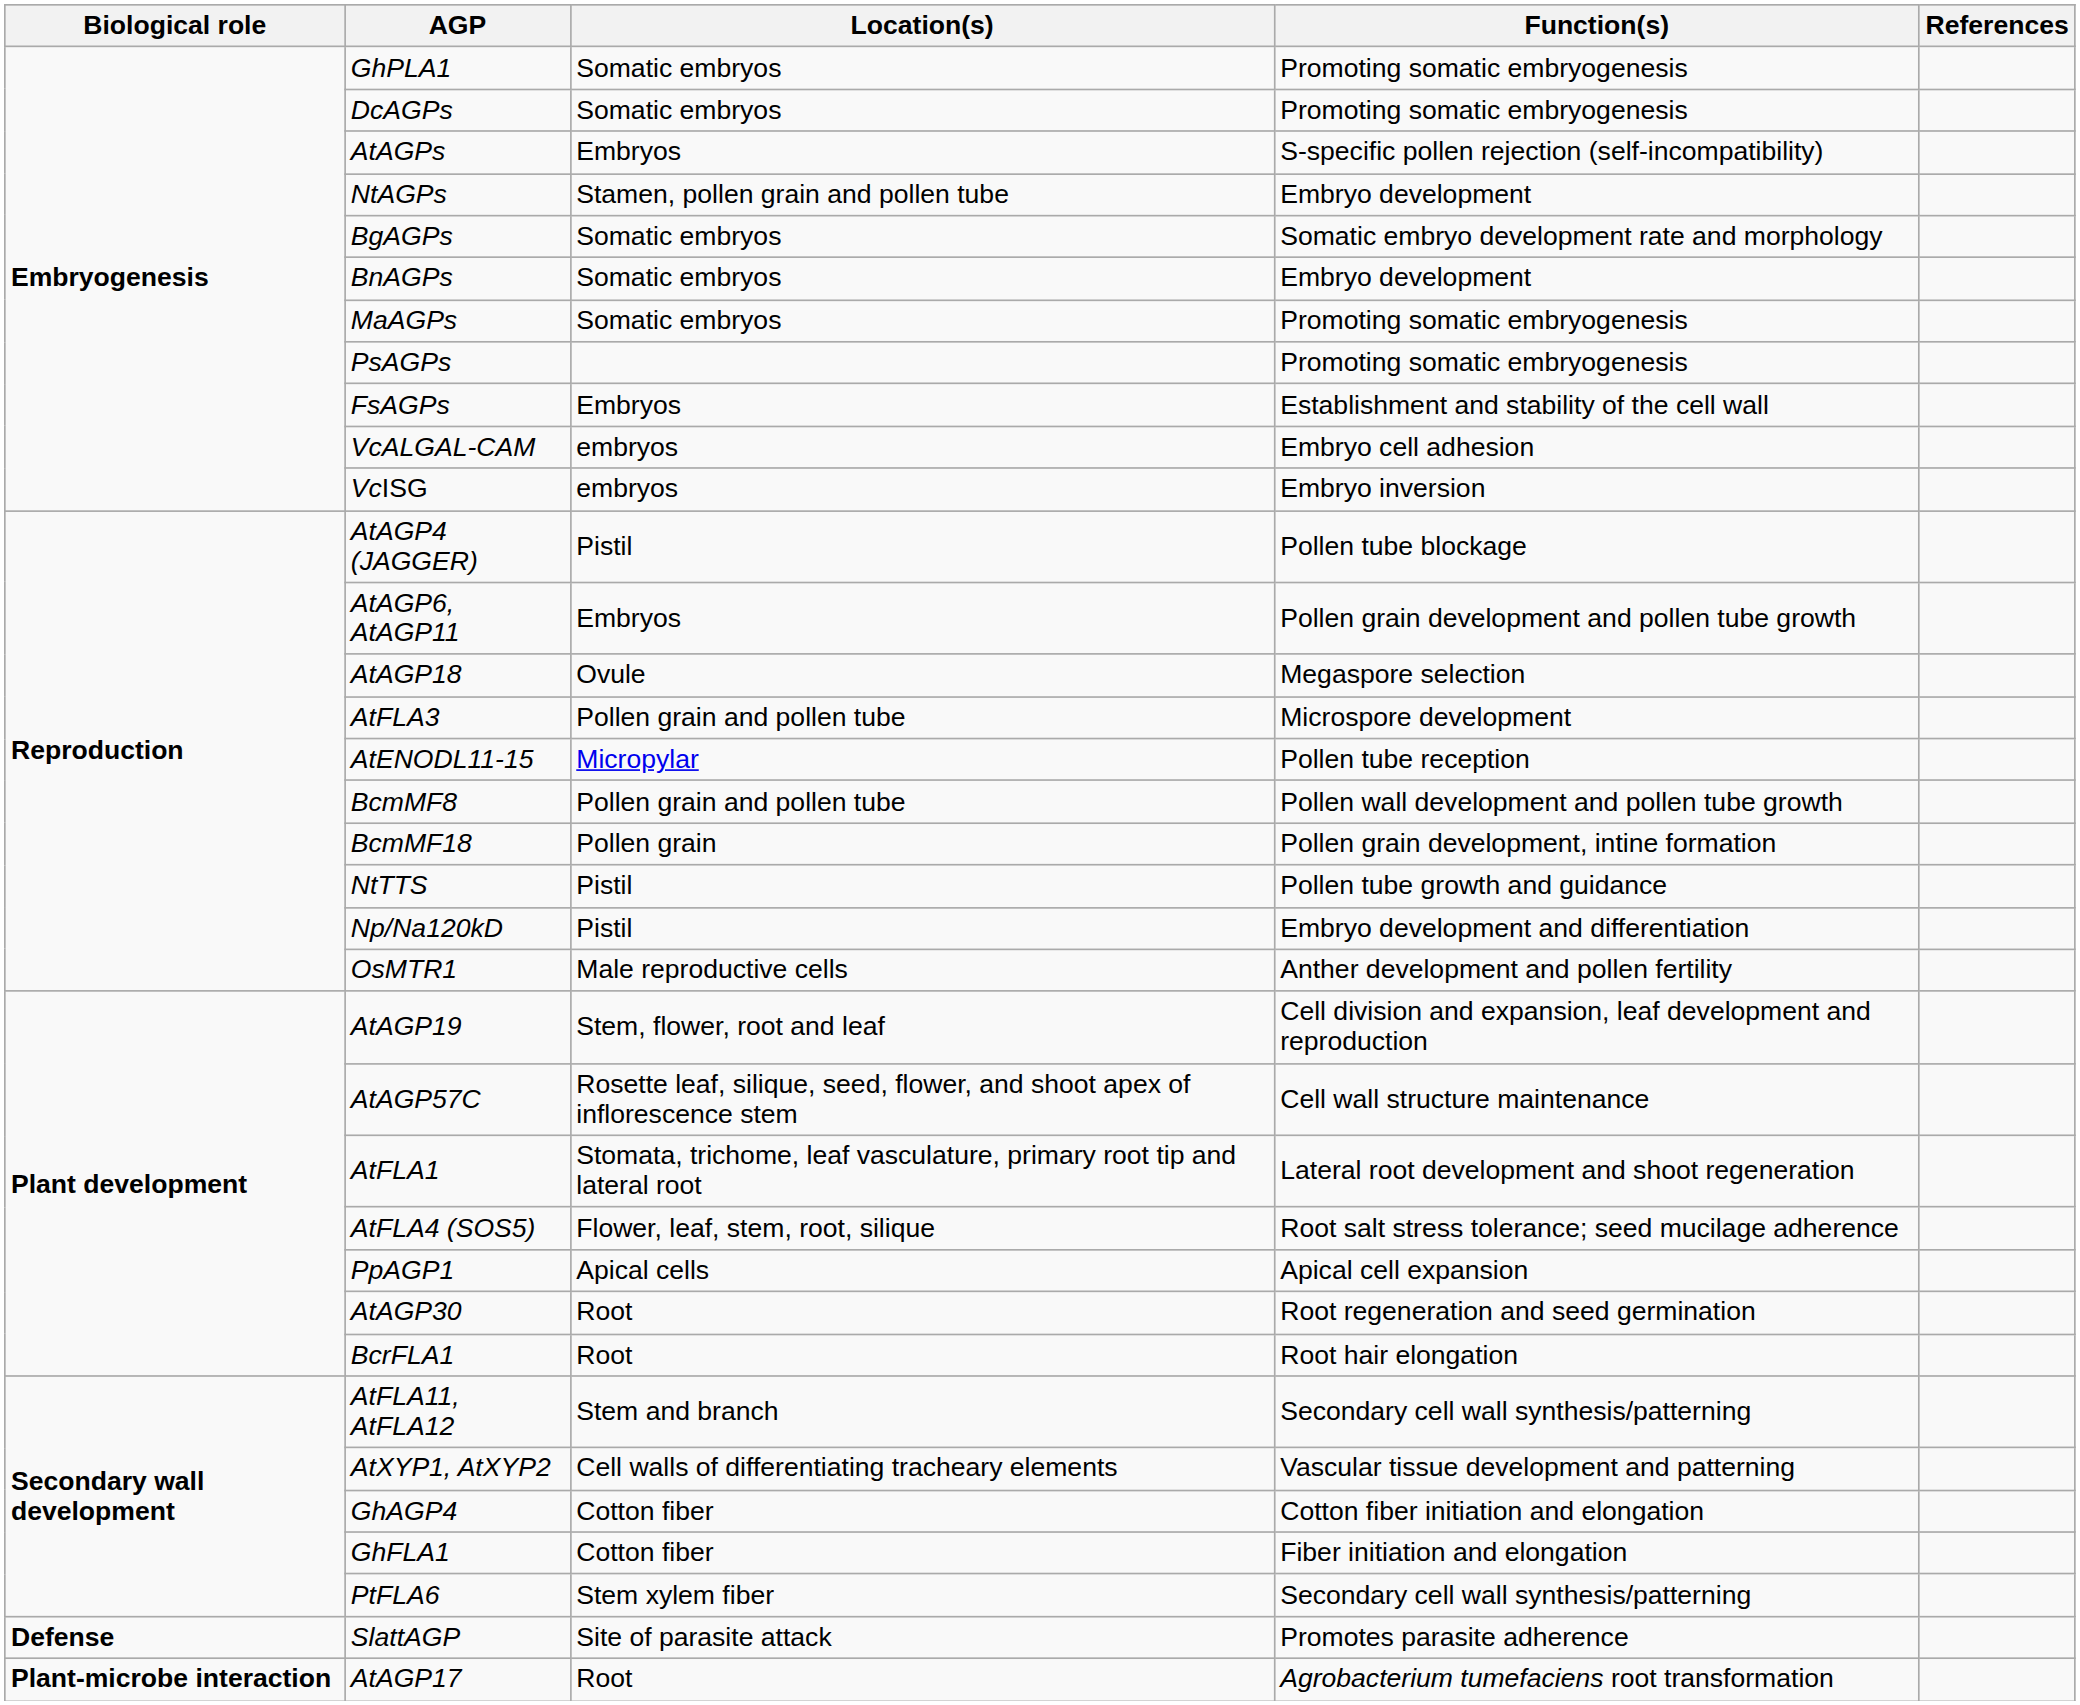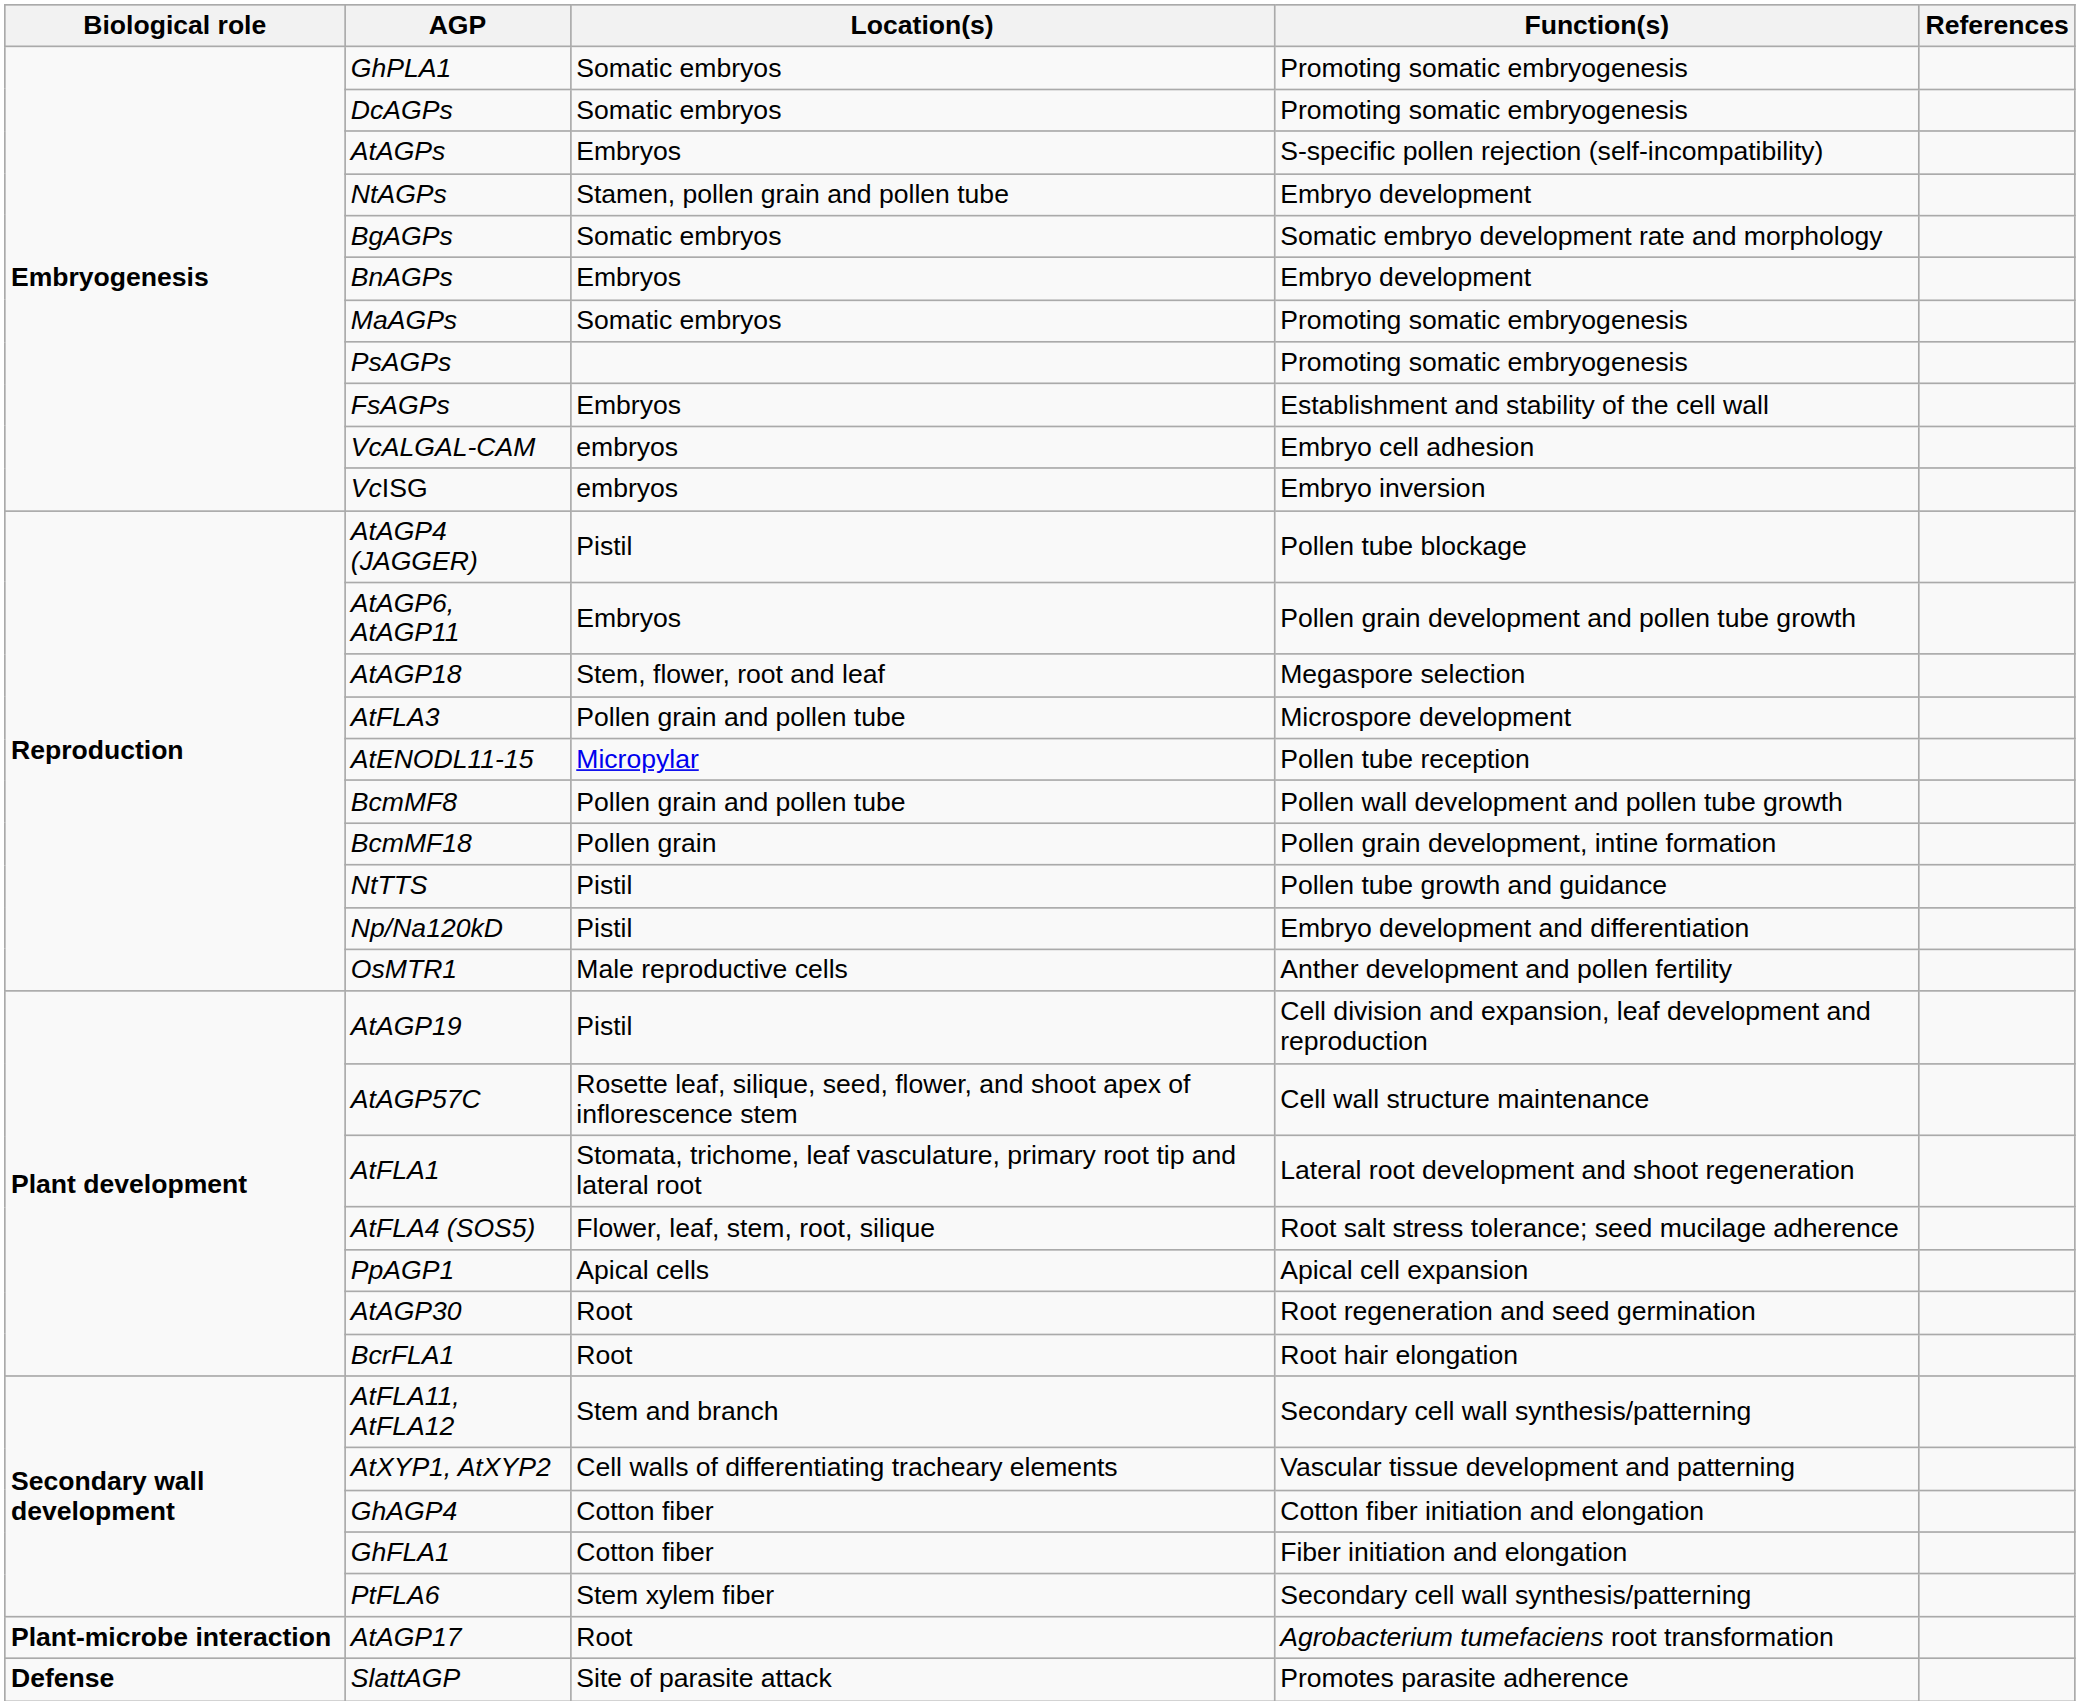(679, 278) Somatic embryos -> (629, 278) Embryos
(611, 675) Ovule -> (731, 675) Stem, flower, root and leaf
(731, 1026) Stem, flower, root and leaf -> (604, 1026) Pistil
rows swapped: (405, 1637) <-> (406, 1679)
